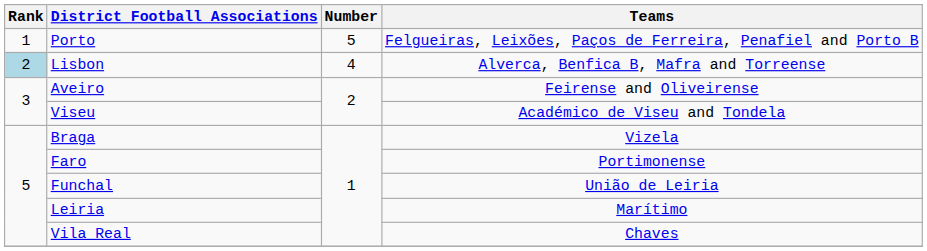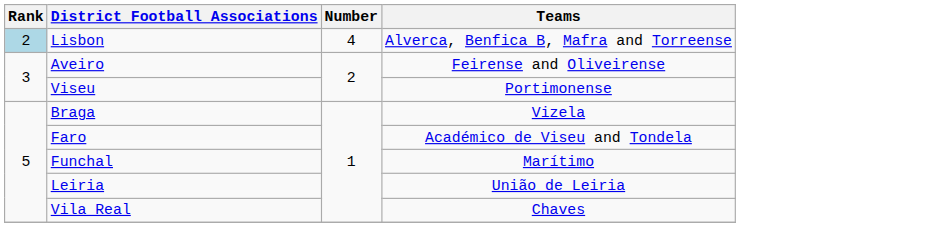- row: (73, 41)
(652, 113) Académico de Viseu and Tondela -> (558, 89) Portimonense
(652, 162) Portimonense -> (558, 137) Académico de Viseu and Tondela
(652, 186) União de Leiria -> (558, 162) Marítimo
(652, 210) Marítimo -> (558, 186) União de Leiria
